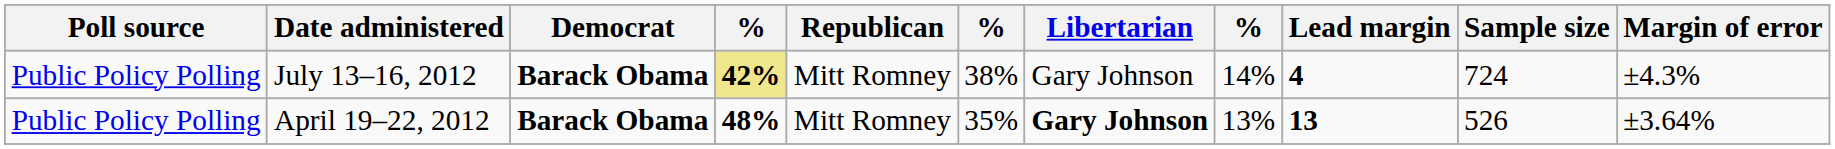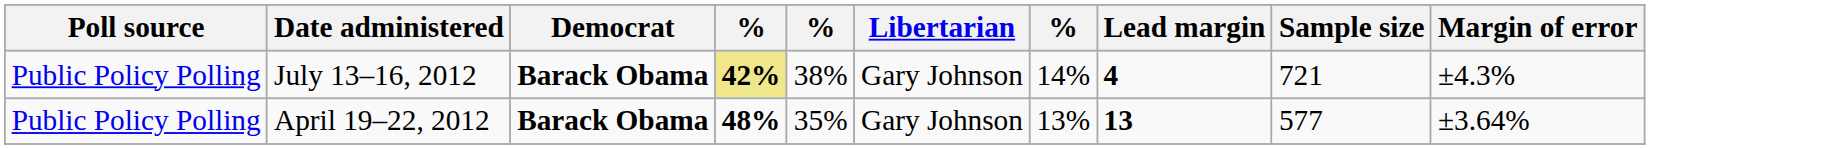- column: (872, 27)
(1486, 74) 724 -> (1301, 74) 721
(1120, 120) bold -> (942, 120) normal
(1486, 120) 526 -> (1301, 120) 577
